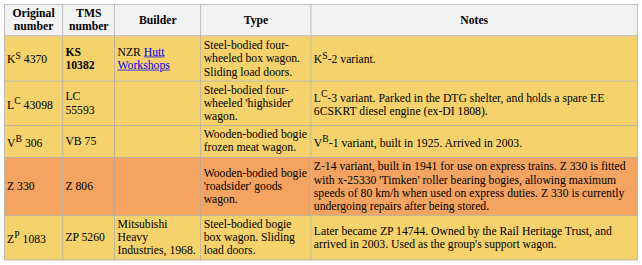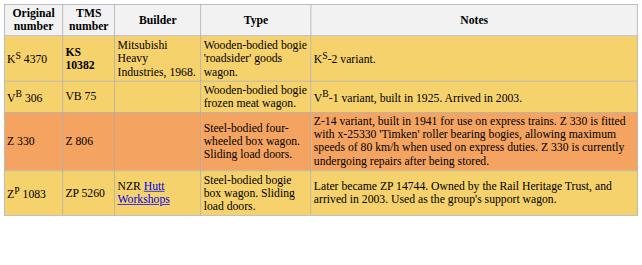(144, 58) NZR Hutt Workshops -> (157, 58) Mitsubishi Heavy Industries, 1968.
(252, 58) Steel-bodied four-wheeled box wagon. Sliding load doors. -> (255, 58) Wooden-bodied bogie 'roadsider' goods wagon.
- row: (30, 103)
(255, 186) Wooden-bodied bogie 'roadsider' goods wagon. -> (252, 141) Steel-bodied four-wheeled box wagon. Sliding load doors.
(157, 237) Mitsubishi Heavy Industries, 1968. -> (144, 192) NZR Hutt Workshops
